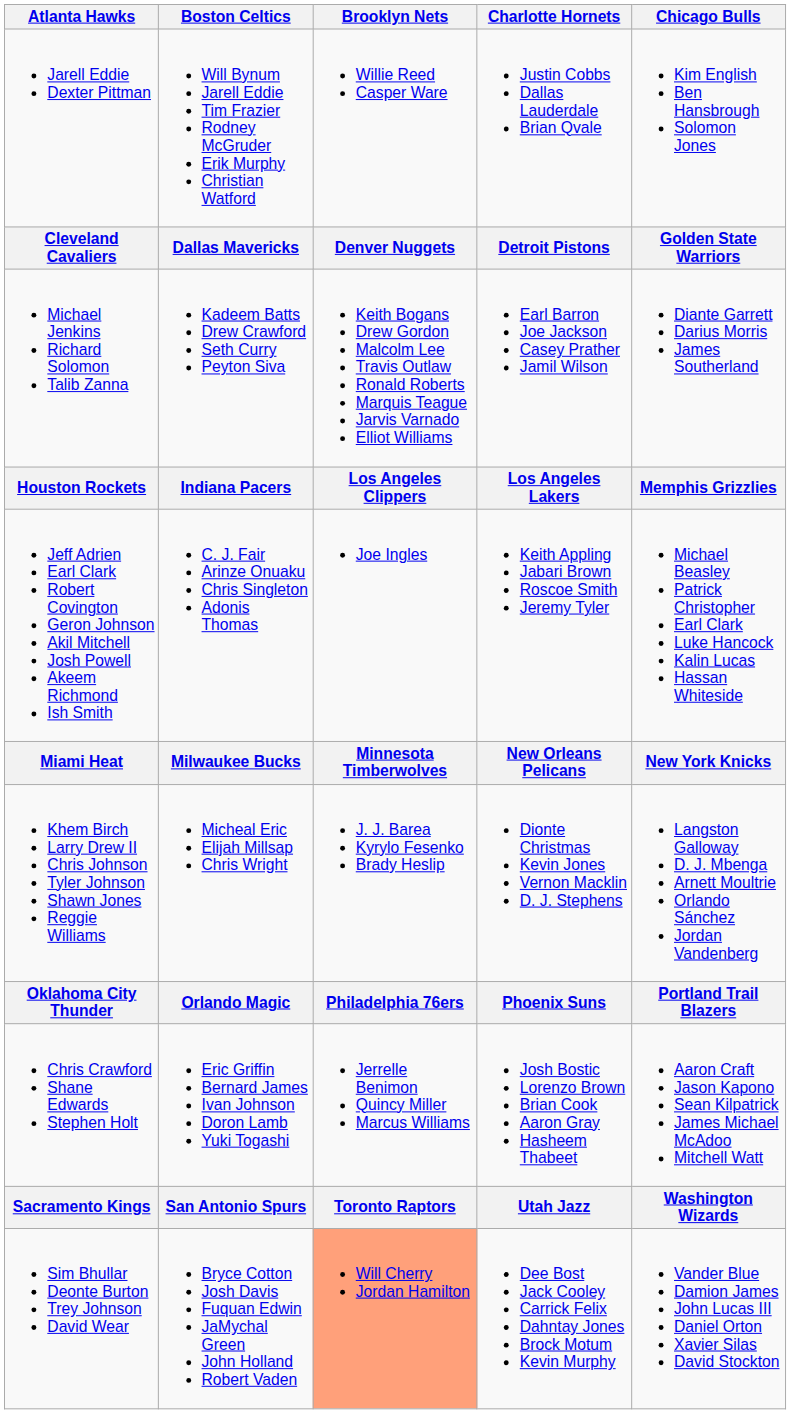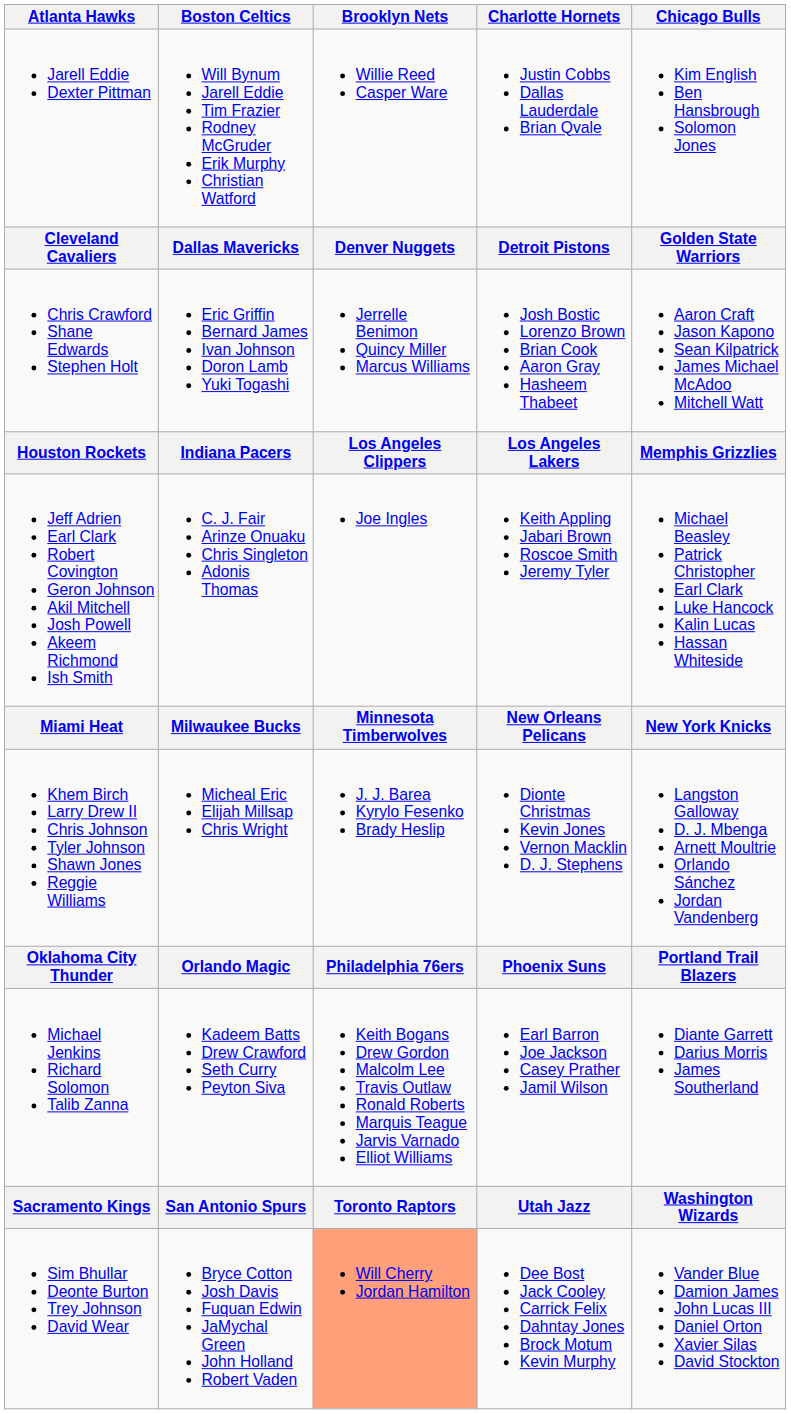rows swapped: (82, 1096) <-> (82, 350)
